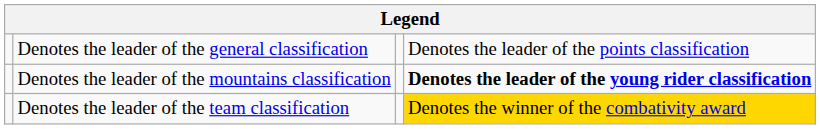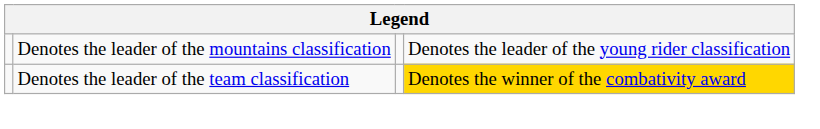- row: (193, 49)
(610, 78) bold -> (599, 49) normal
